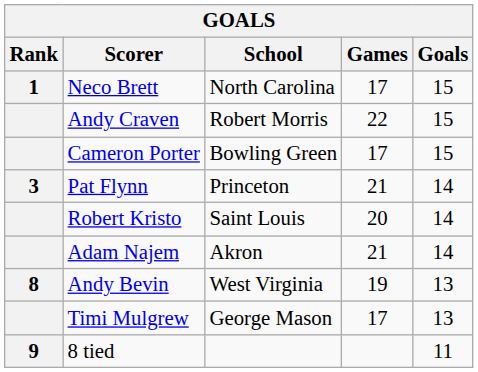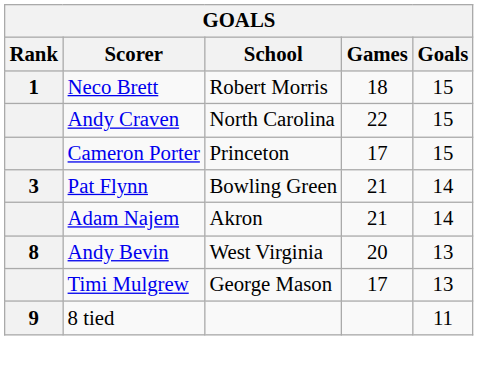(272, 86) North Carolina -> (269, 86) Robert Morris
(377, 86) 17 -> (377, 86) 18
(269, 119) Robert Morris -> (272, 119) North Carolina
(273, 152) Bowling Green -> (249, 152) Princeton
(249, 185) Princeton -> (273, 185) Bowling Green
- row: (125, 218)
(377, 284) 19 -> (377, 251) 20
